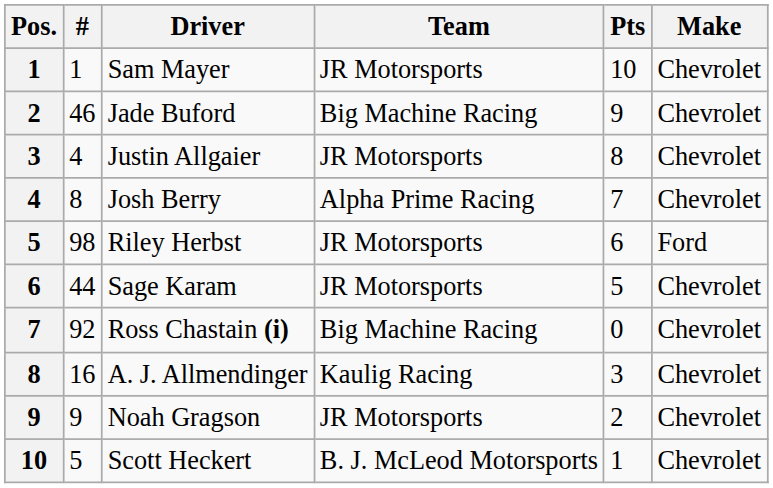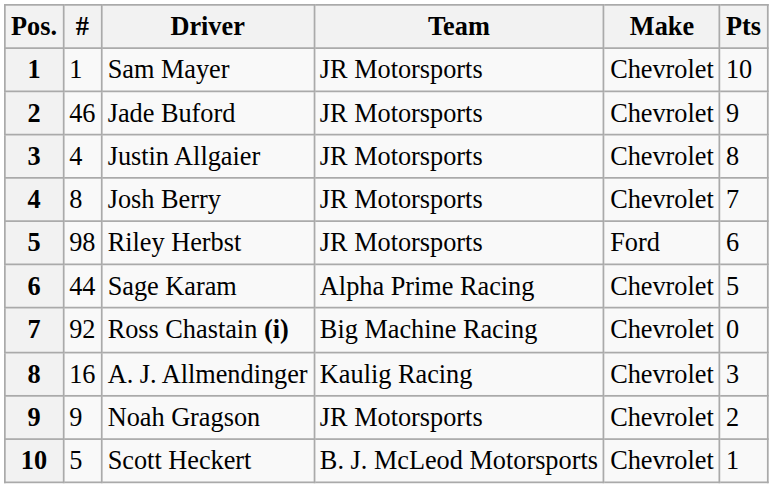columns swapped: (709, 26) <-> (628, 26)
(429, 113) Big Machine Racing -> (401, 113) JR Motorsports
(427, 199) Alpha Prime Racing -> (401, 199) JR Motorsports
(401, 286) JR Motorsports -> (427, 286) Alpha Prime Racing
